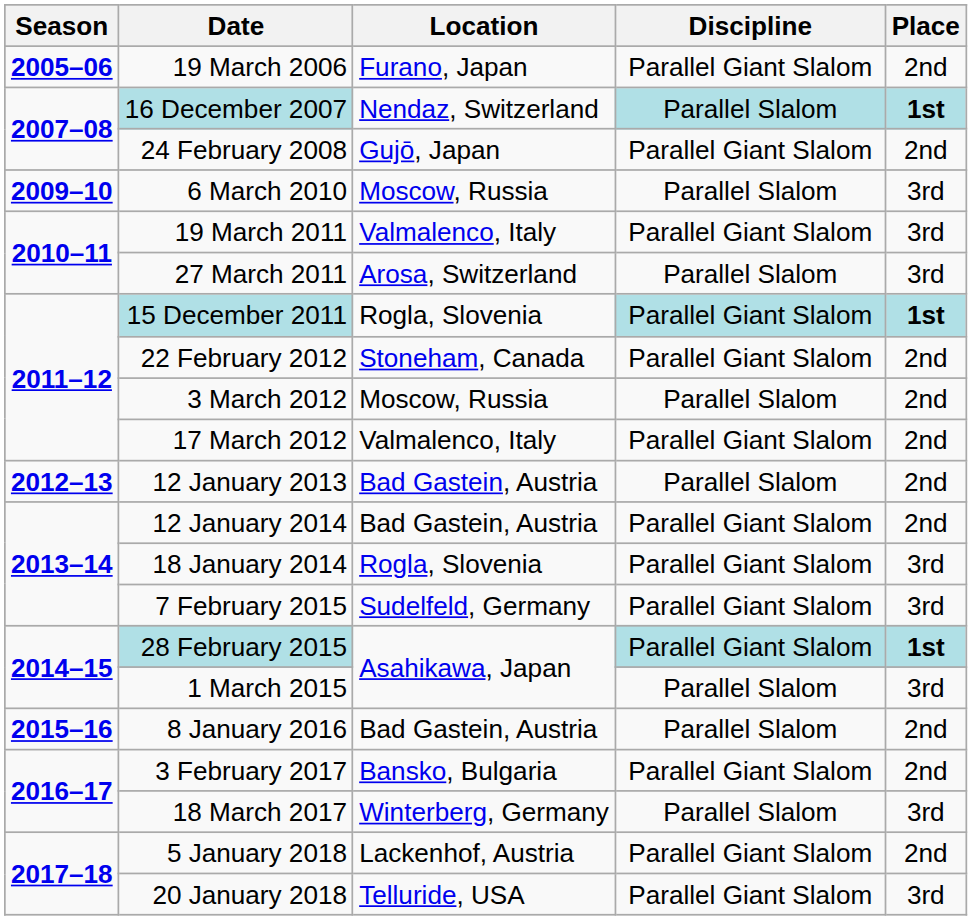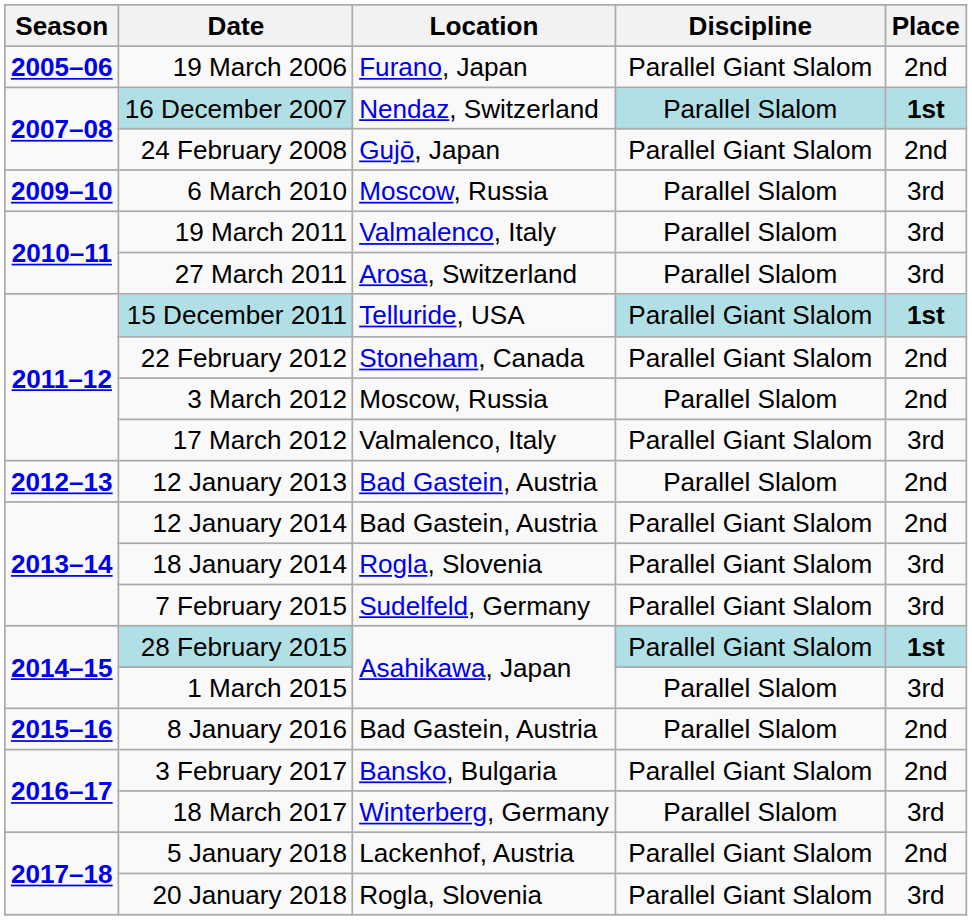(750, 233) Parallel Giant Slalom -> (750, 233) Parallel Slalom
(451, 315) Rogla, Slovenia -> (442, 315) Telluride, USA
(926, 440) 2nd -> (926, 440) 3rd
(442, 895) Telluride, USA -> (451, 895) Rogla, Slovenia
